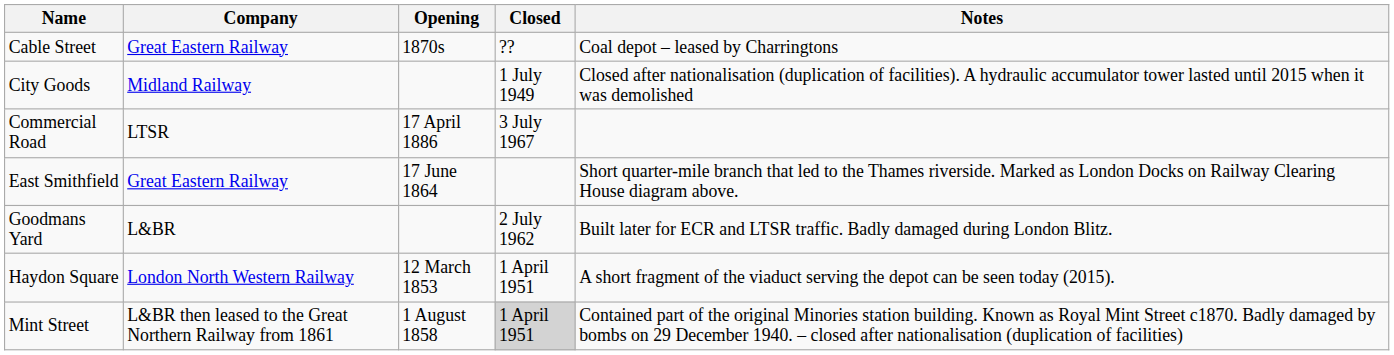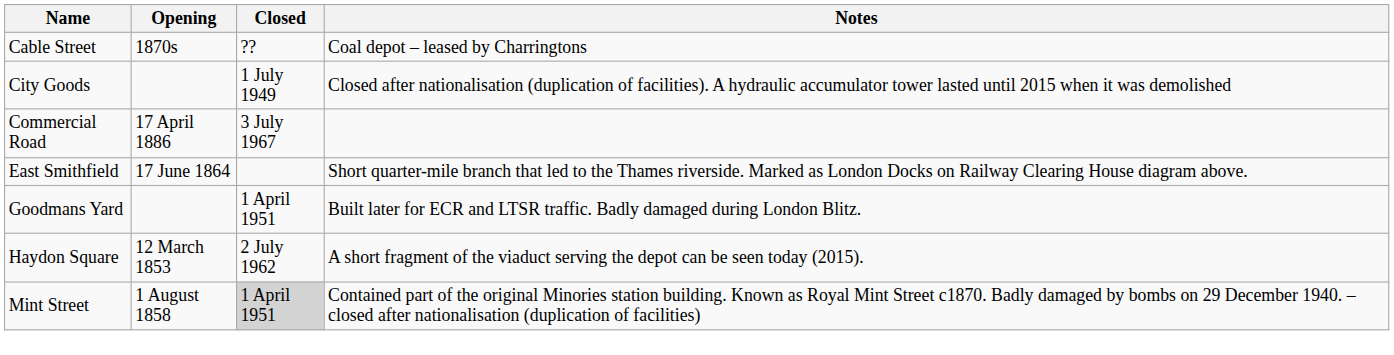- column: (261, 18)
(520, 229) 2 July 1962 -> (265, 209) 1 April 1951
(524, 277) 1 April 1951 -> (262, 257) 2 July 1962
